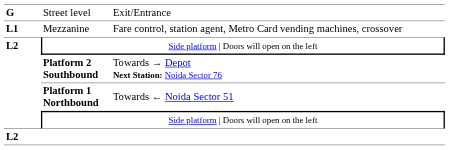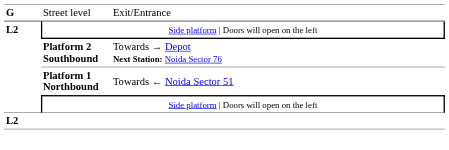- row: (66, 29)
